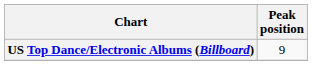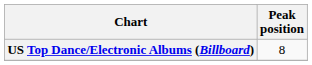(282, 49) 9 -> (282, 49) 8
